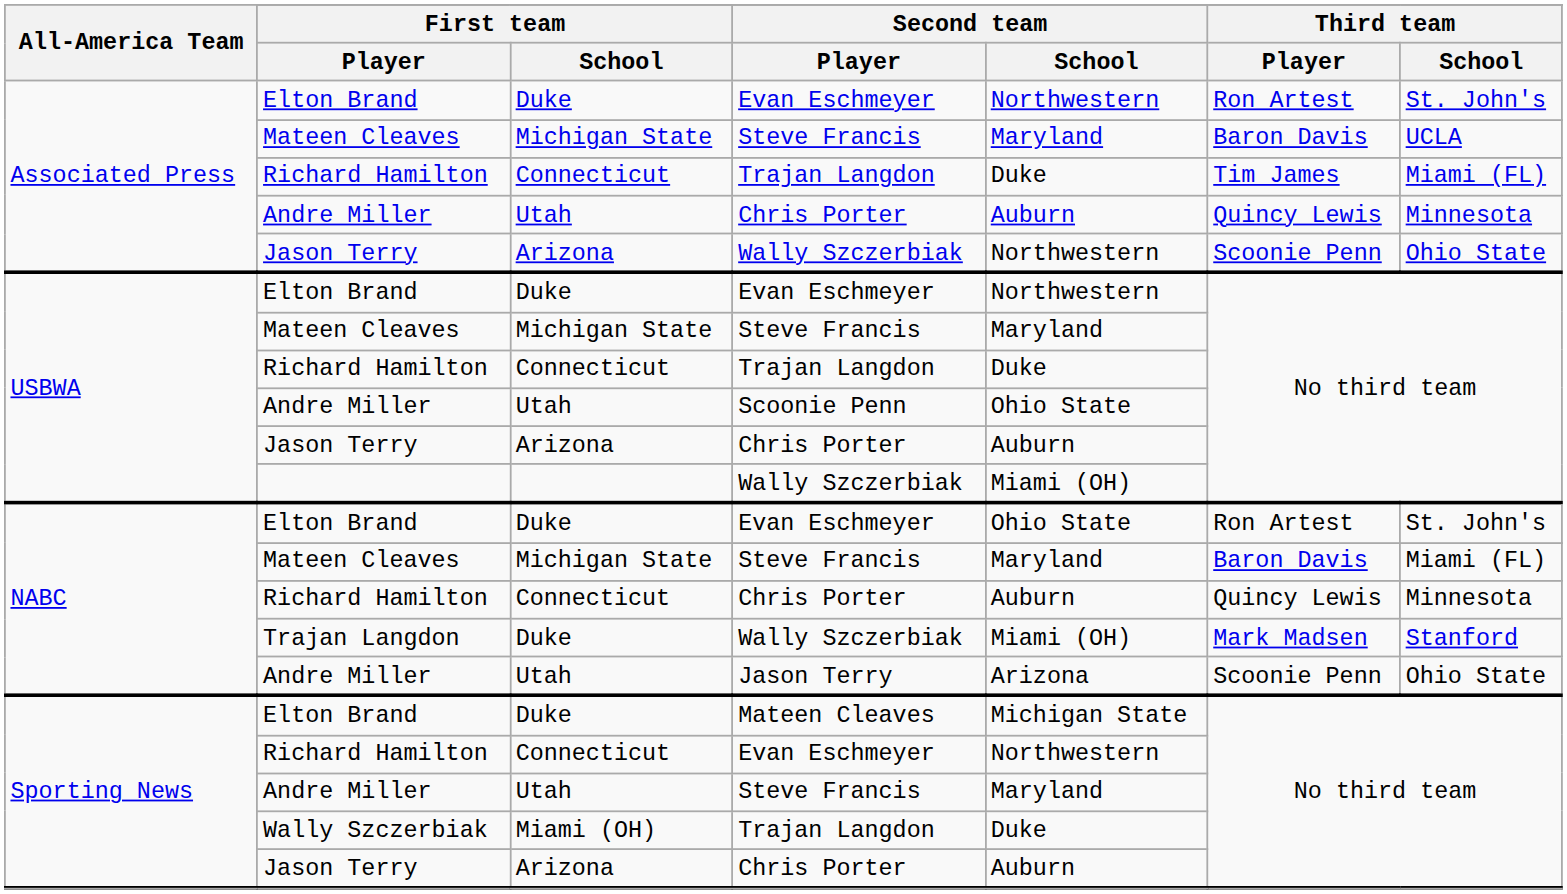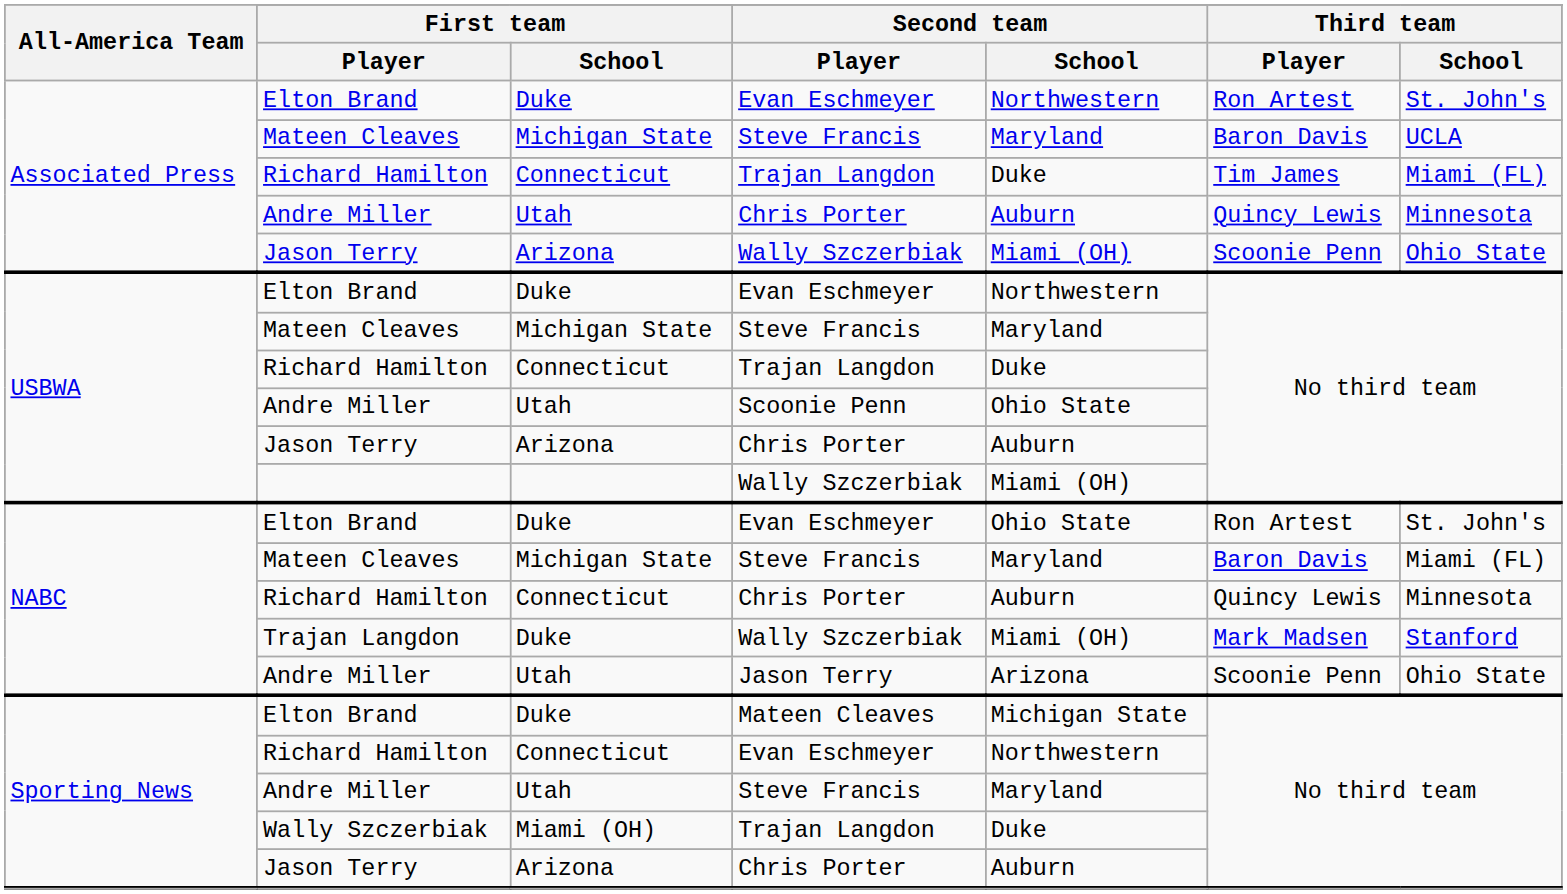(1075, 253) Northwestern -> (1061, 253) Miami (OH)
